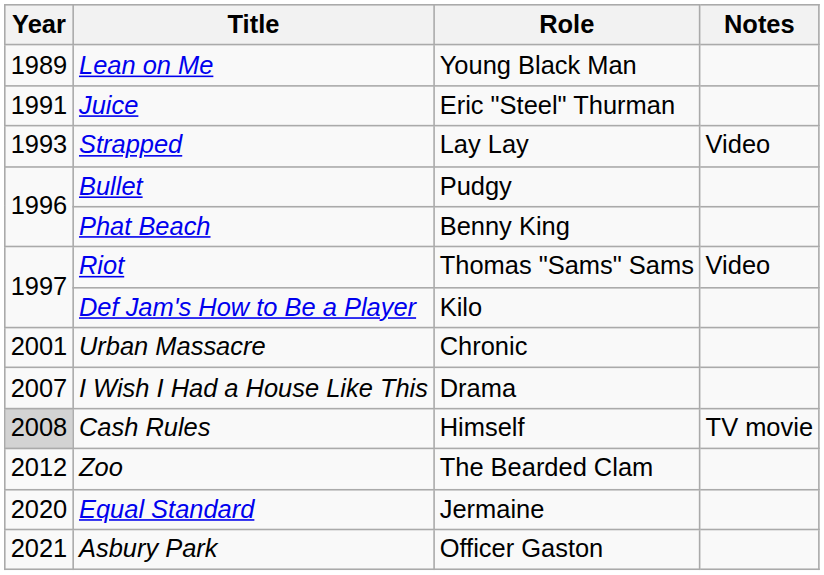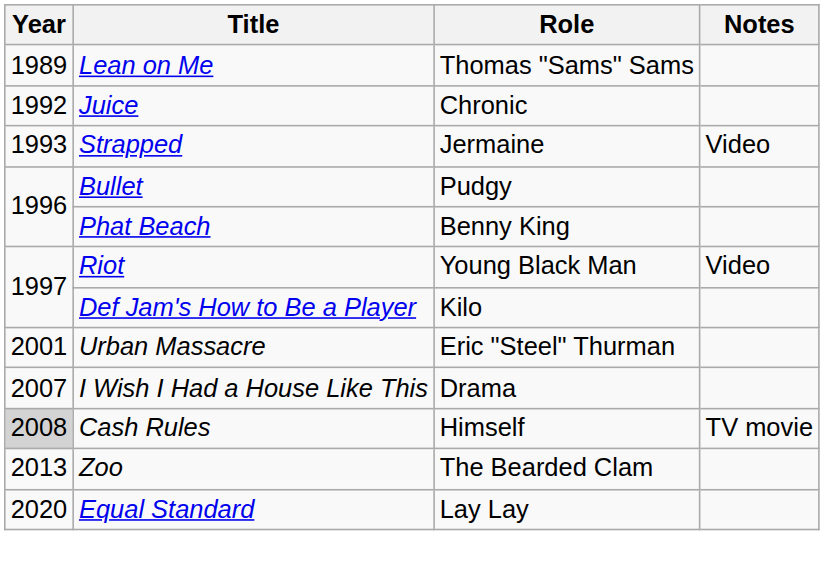(538, 65) Young Black Man -> (567, 65) Thomas "Sams" Sams
(39, 105) 1991 -> (39, 105) 1992
(557, 105) Eric "Steel" Thurman -> (484, 105) Chronic
(484, 145) Lay Lay -> (492, 145) Jermaine
(567, 266) Thomas "Sams" Sams -> (538, 266) Young Black Man
(484, 347) Chronic -> (557, 347) Eric "Steel" Thurman
(39, 468) 2012 -> (39, 468) 2013
(492, 508) Jermaine -> (484, 508) Lay Lay
- row: (148, 549)
